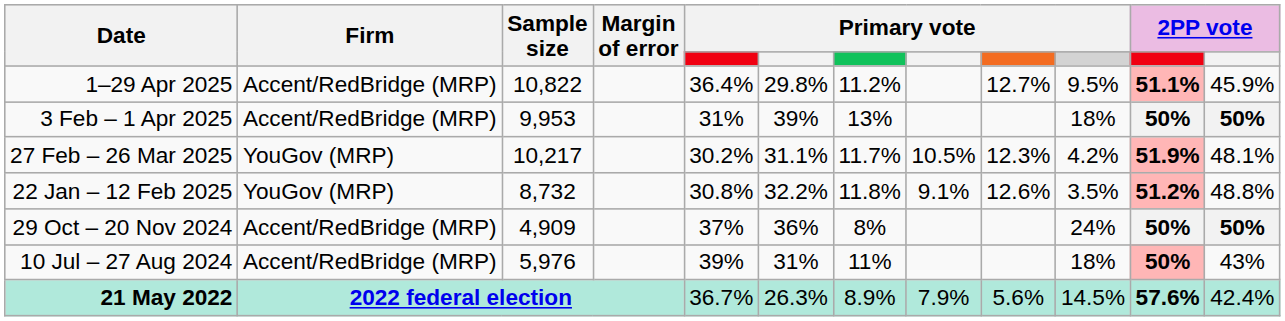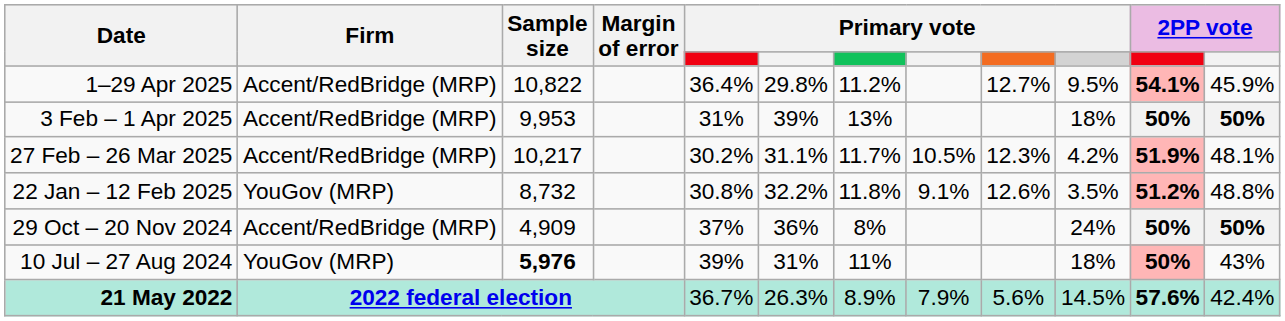(1168, 84) 51.1% -> (1168, 84) 54.1%
(319, 155) YouGov (MRP) -> (370, 155) Accent/RedBridge (MRP)
(370, 262) Accent/RedBridge (MRP) -> (319, 262) YouGov (MRP)
(547, 262) normal -> (547, 262) bold
